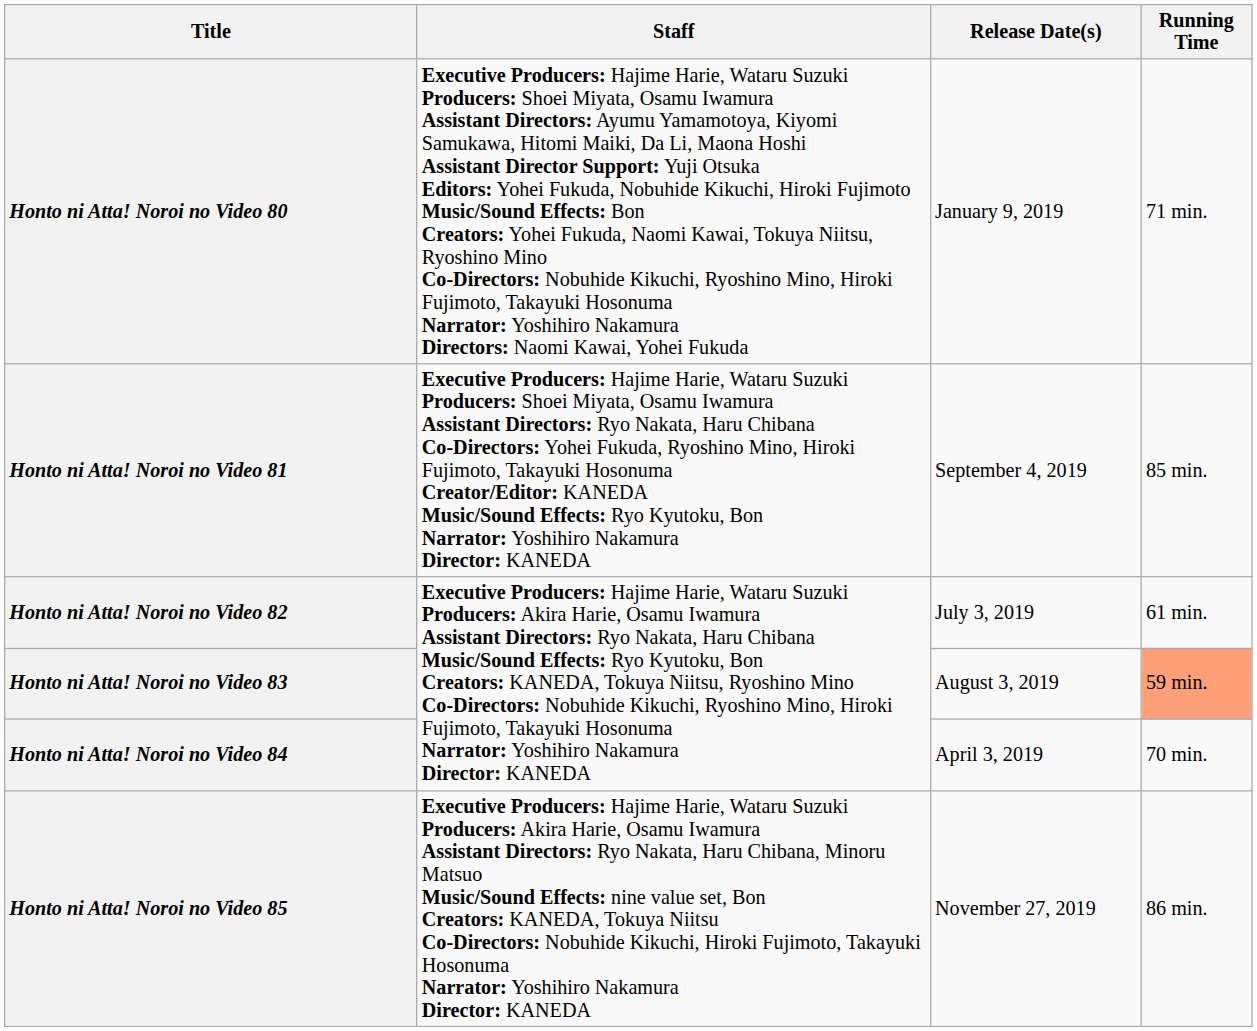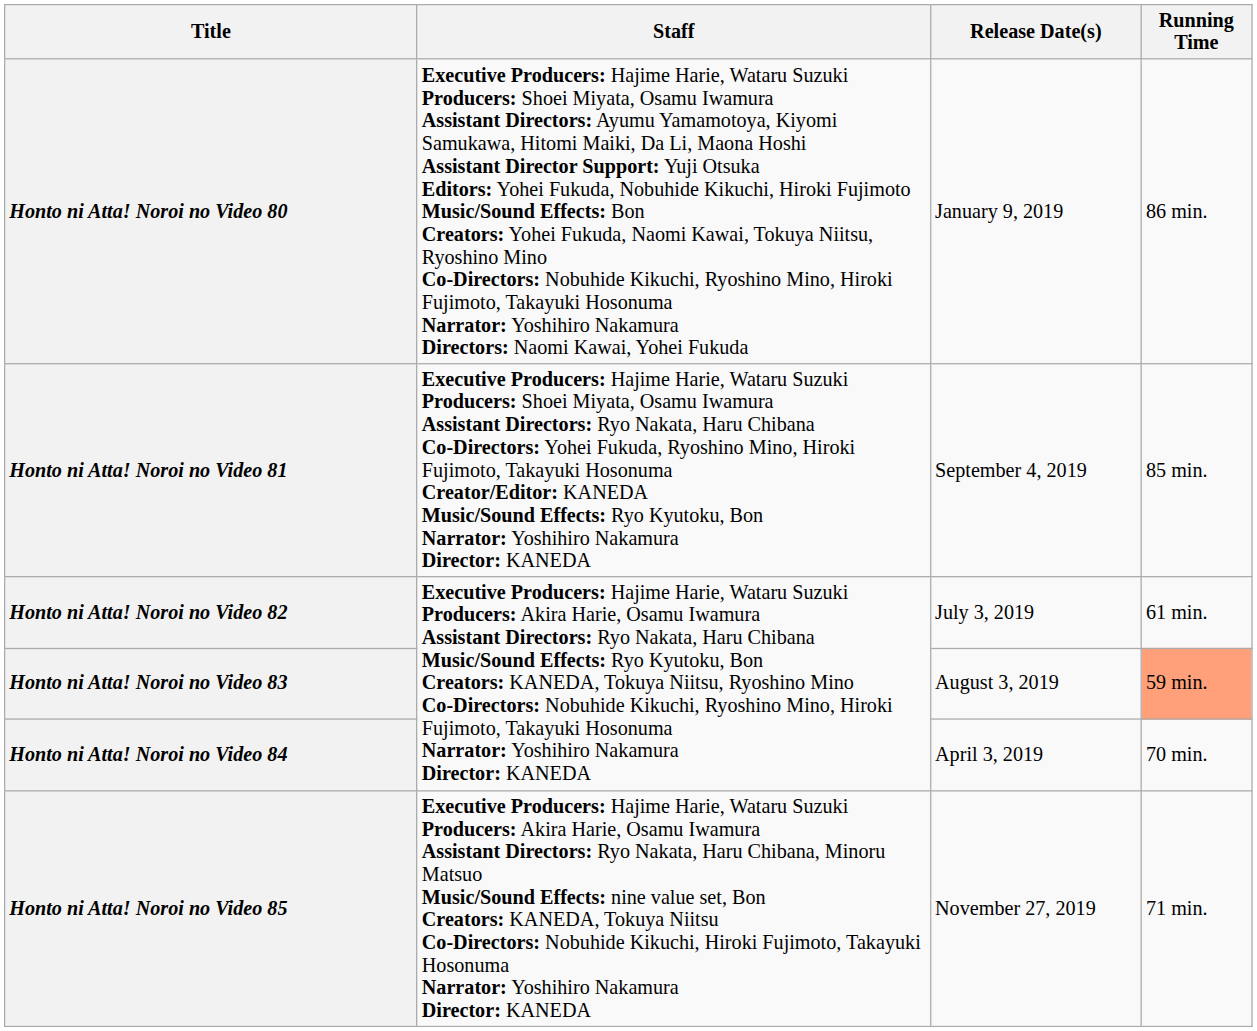(1177, 211) 71 min. -> (1177, 211) 86 min.
(1177, 908) 86 min. -> (1177, 908) 71 min.
